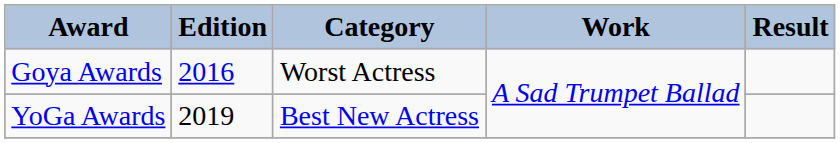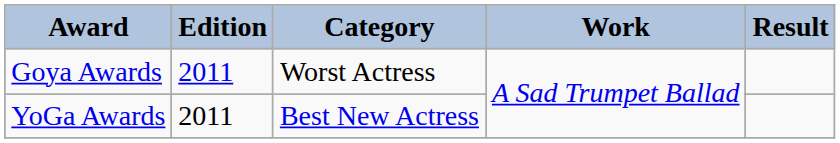(206, 71) 2016 -> (206, 71) 2011
(206, 115) 2019 -> (206, 115) 2011
